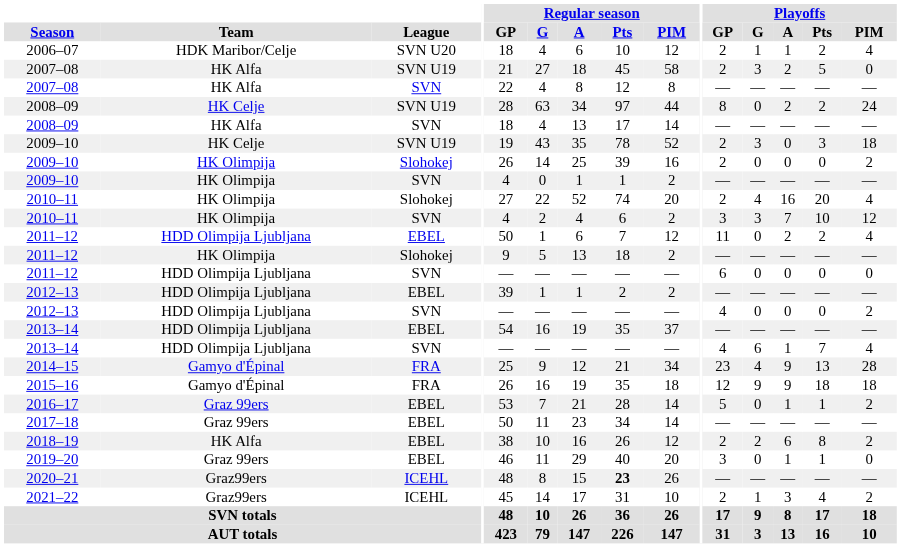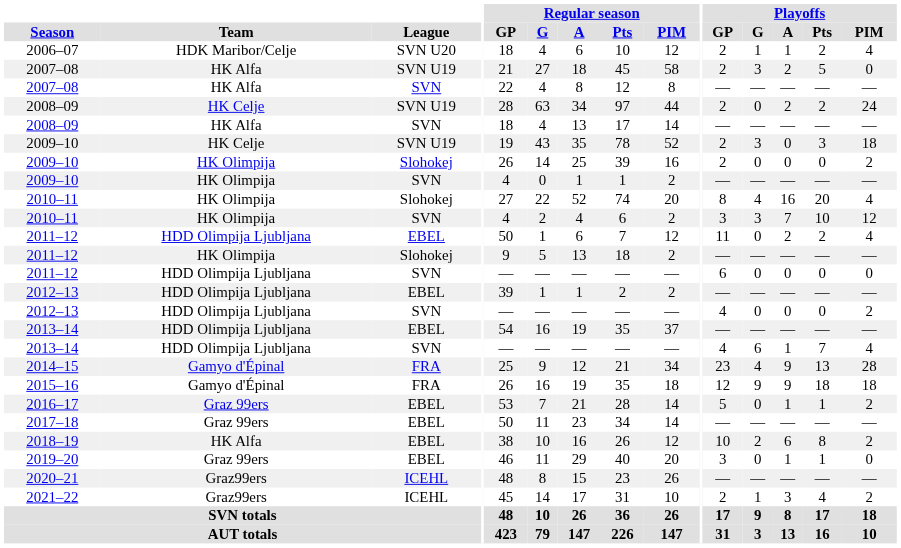(723, 106) 8 -> (723, 106) 2
(723, 199) 2 -> (723, 199) 8
(723, 441) 2 -> (723, 441) 10
(622, 478) bold -> (622, 478) normal
